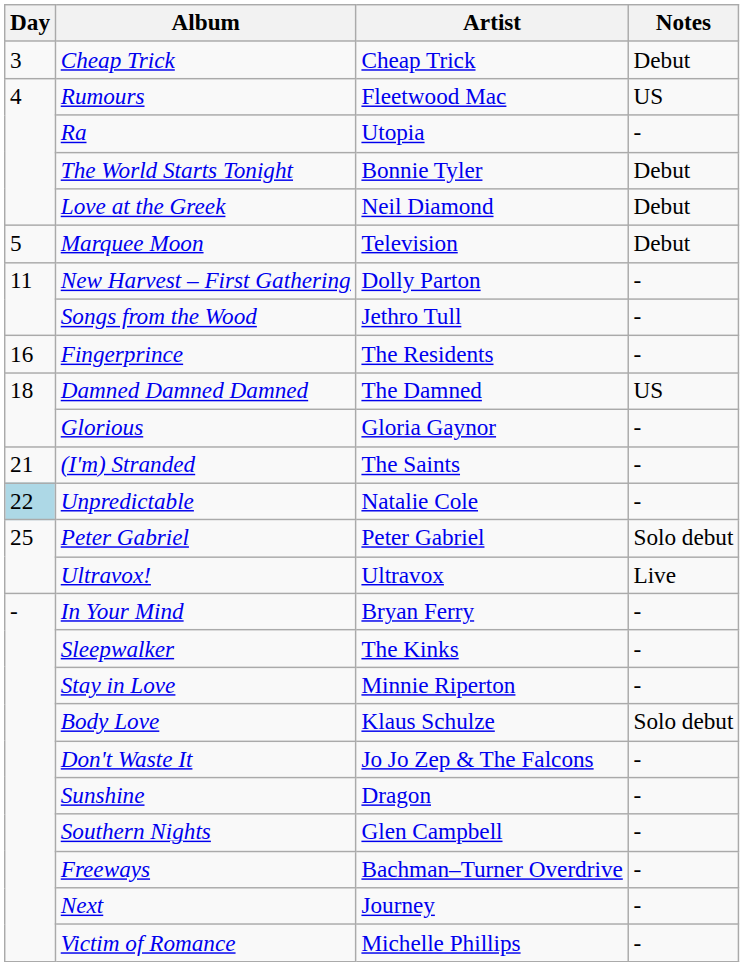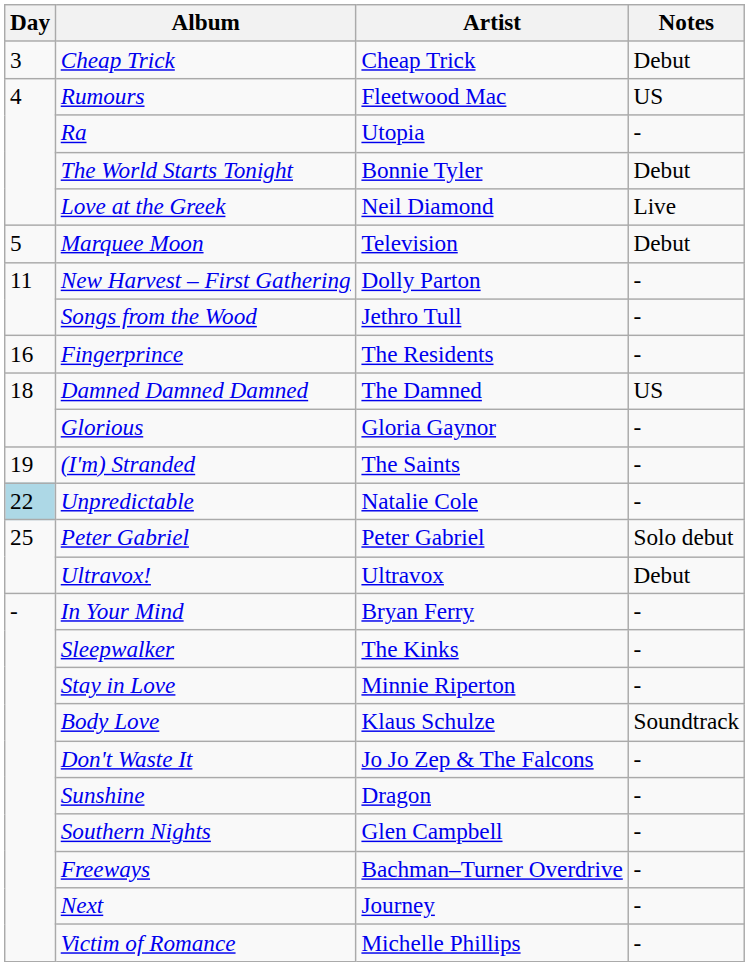(662, 206) Debut -> (655, 206) Live
(22, 464) 21 -> (22, 464) 19
(655, 574) Live -> (662, 574) Debut
(683, 721) Solo debut -> (686, 721) Soundtrack
